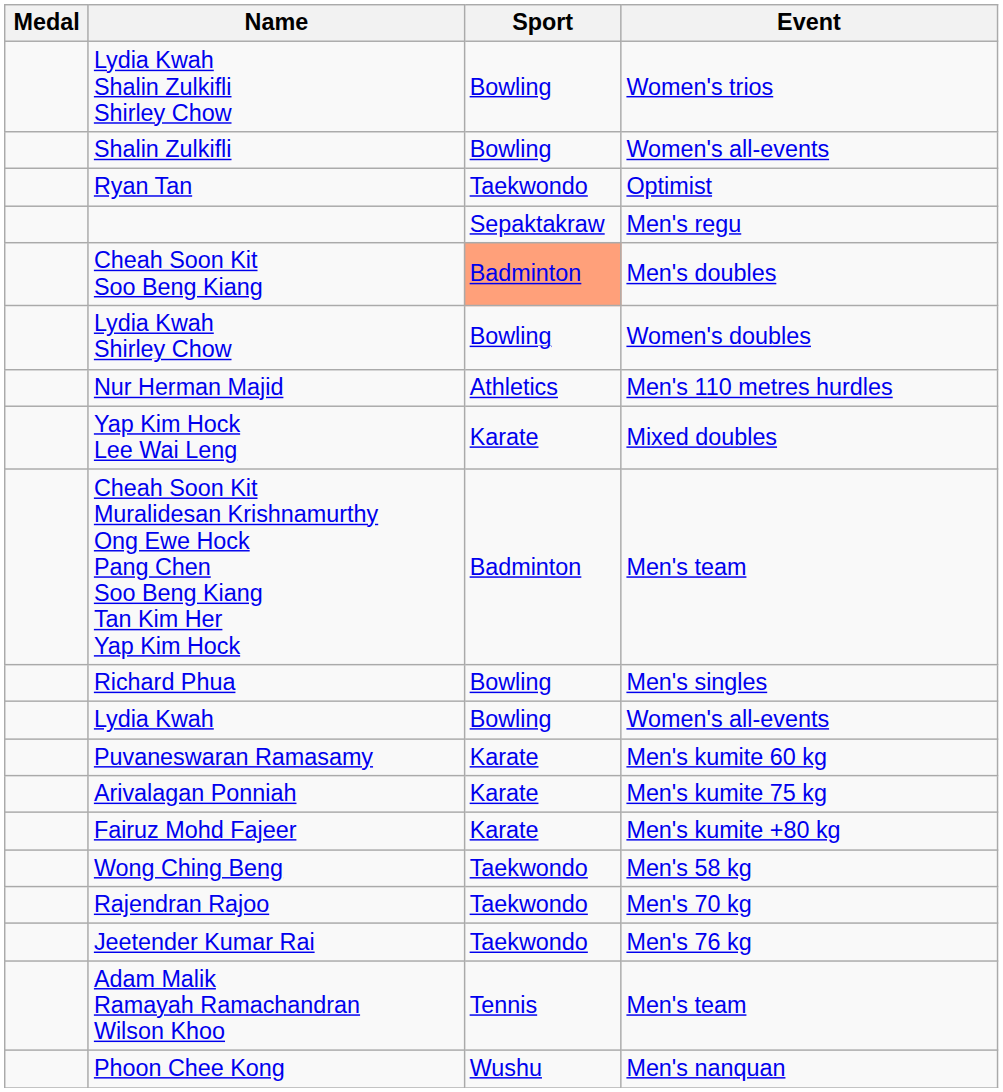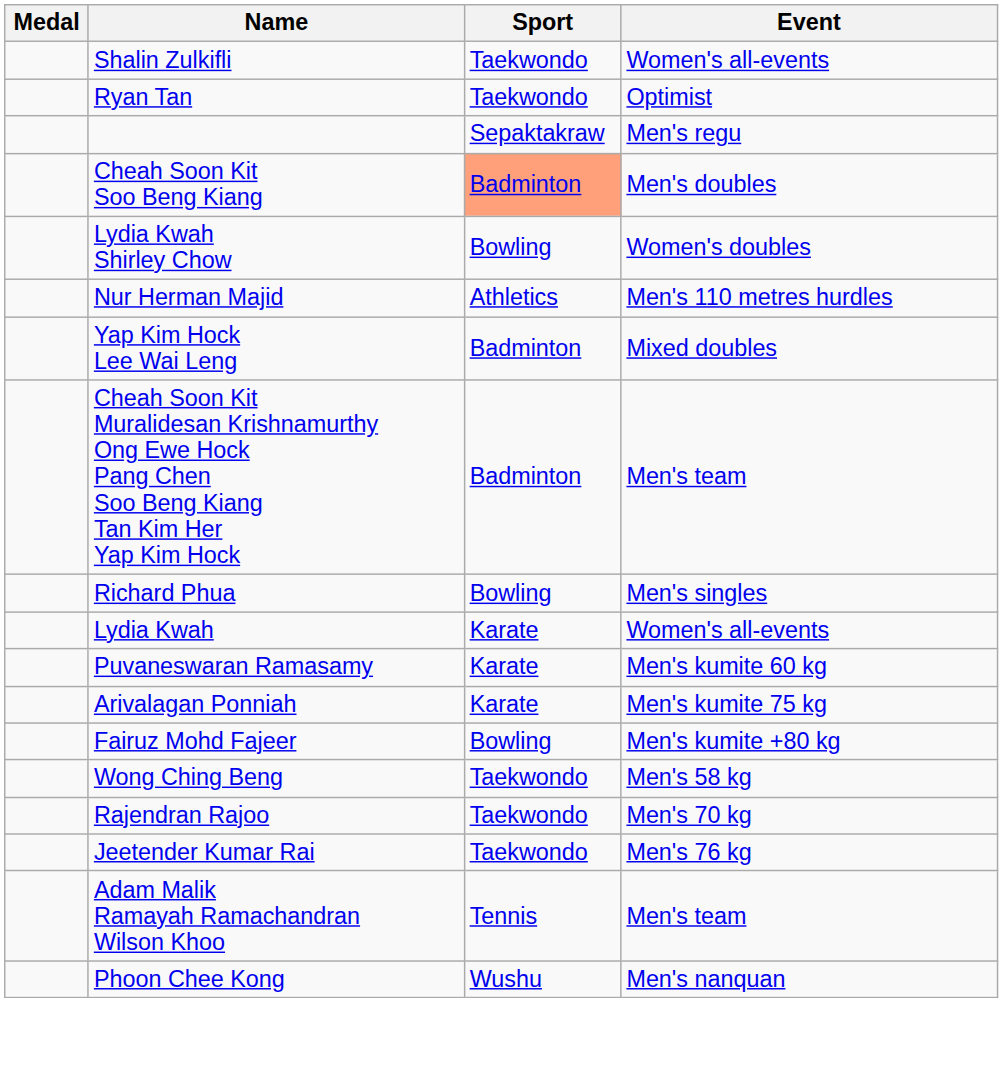- row: (163, 86)
(511, 149) Bowling -> (529, 60) Taekwondo
(504, 437) Karate -> (525, 348) Badminton
(511, 719) Bowling -> (504, 630) Karate
(504, 830) Karate -> (511, 741) Bowling
